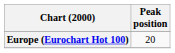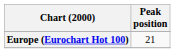(150, 39) 20 -> (150, 39) 21
